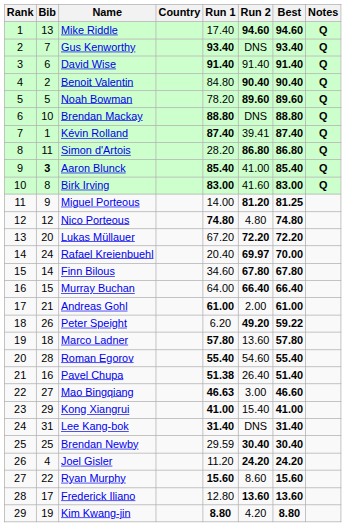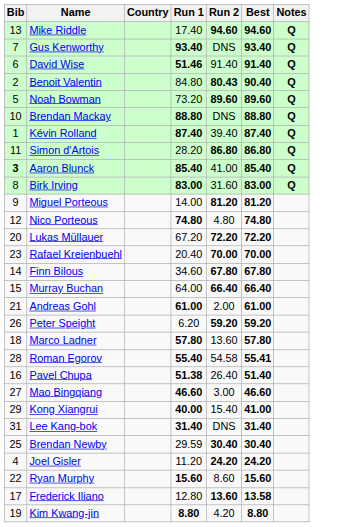- column: (20, 13)
(220, 64) 91.40 -> (189, 64) 51.46
(256, 82) 90.40 -> (224, 82) 80.43
(220, 99) 78.20 -> (189, 99) 73.20
(256, 133) 39.41 -> (224, 133) 39.40
(256, 185) 41.60 -> (224, 185) 31.60
(289, 202) 81.25 -> (258, 202) 81.20
(47, 254) 24 -> (16, 254) 23
(256, 254) 69.97 -> (224, 254) 70.00
(256, 323) 49.20 -> (224, 323) 59.20
(289, 323) 59.22 -> (258, 323) 59.20
(256, 358) 54.60 -> (224, 358) 54.58
(289, 358) 55.40 -> (258, 358) 55.41
(220, 392) 46.63 -> (189, 392) 46.60
(220, 409) 41.00 -> (189, 409) 40.00
(289, 496) 13.60 -> (258, 496) 13.58
